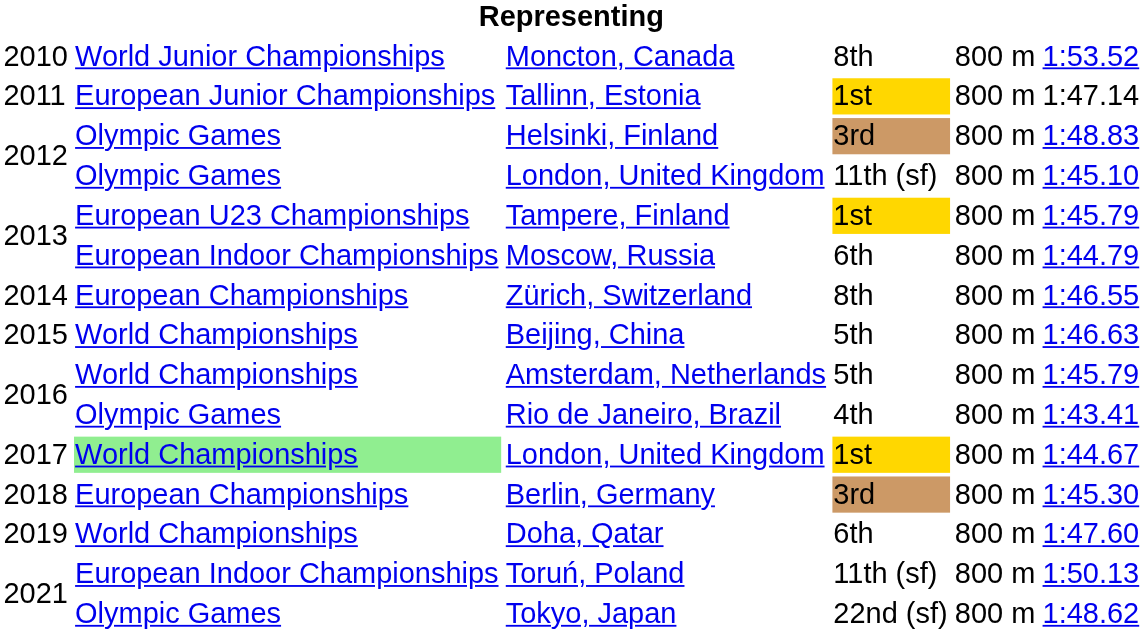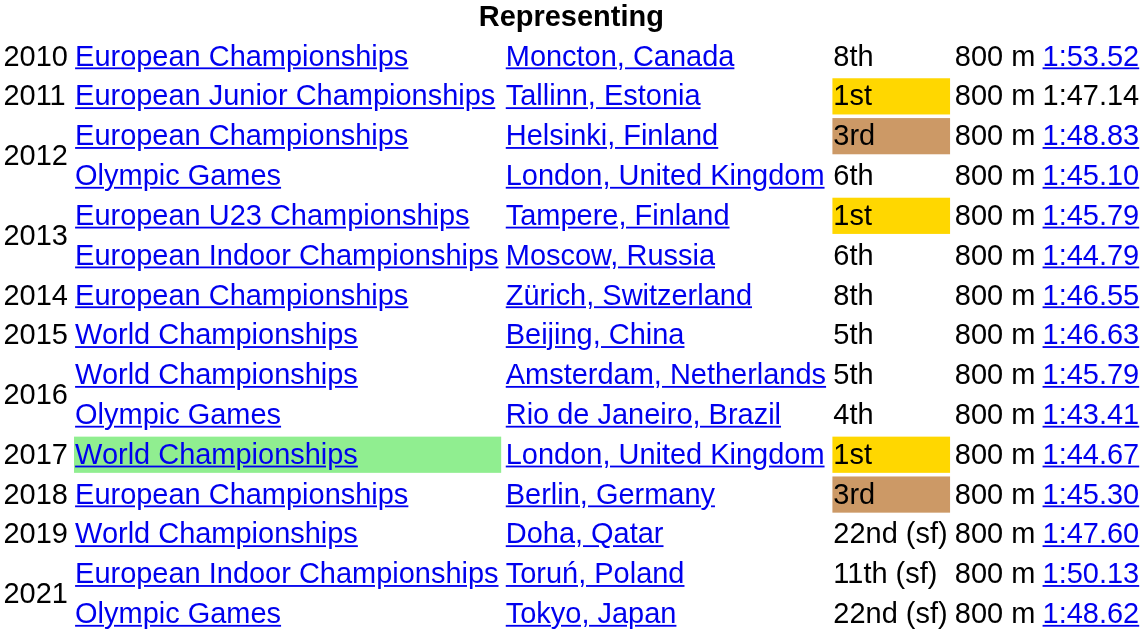(260, 56) World Junior Championships -> (242, 56) European Championships
(178, 135) Olympic Games -> (242, 135) European Championships
(885, 175) 11th (sf) -> (853, 175) 6th
(853, 533) 6th -> (890, 533) 22nd (sf)
